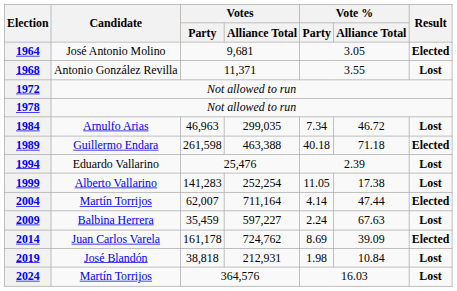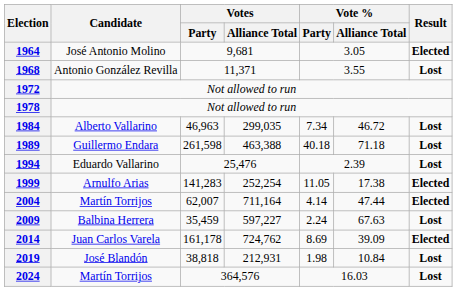(116, 126) Arnulfo Arias -> (116, 126) Alberto Vallarino
(431, 145) Elected -> (431, 145) Lost
(116, 182) Alberto Vallarino -> (116, 182) Arnulfo Arias
(431, 182) Lost -> (431, 182) Elected
